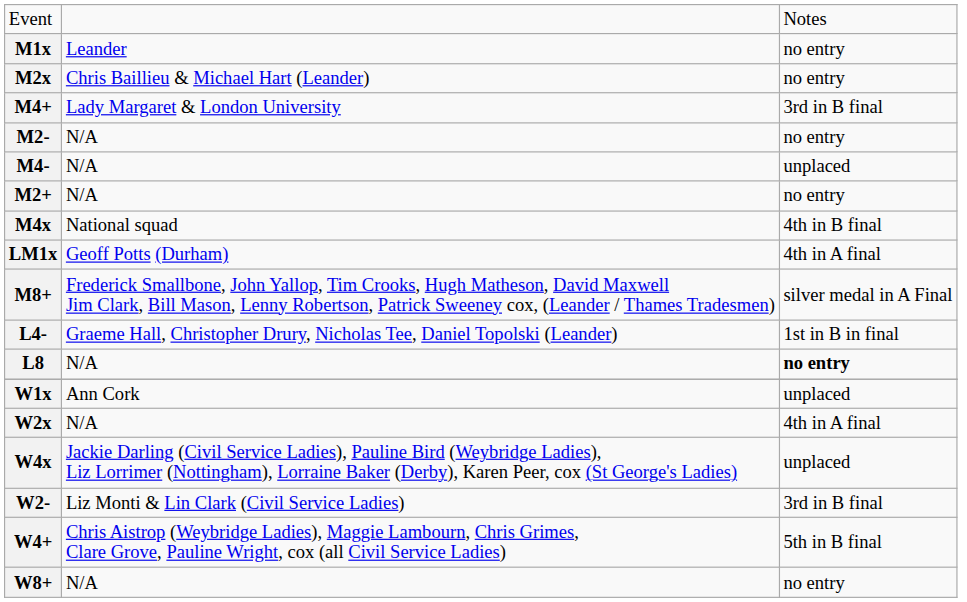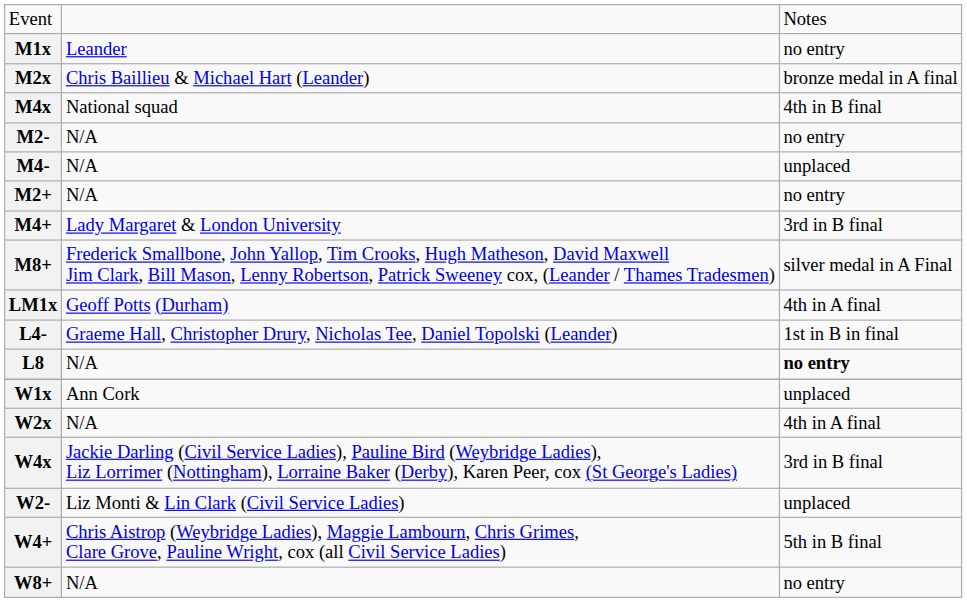(814, 78) no entry -> (871, 78) bronze medal in A final
rows swapped: (33, 225) <-> (33, 107)
rows swapped: (33, 294) <-> (33, 254)
(817, 462) unplaced -> (833, 462) 3rd in B final
(833, 502) 3rd in B final -> (817, 502) unplaced
